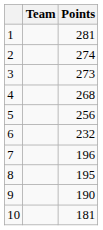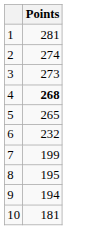- column: (41, 14)
(86, 94) normal -> (50, 94) bold
(86, 114) 256 -> (50, 114) 265
(86, 154) 196 -> (50, 154) 199
(86, 194) 190 -> (50, 194) 194
